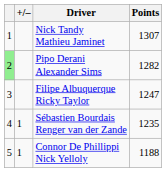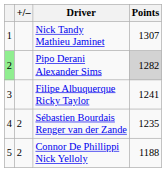(149, 65) no background -> (149, 65) lightgrey background
(149, 94) 1247 -> (149, 94) 1241
(19, 124) 1 -> (19, 124) 2
(19, 153) 1 -> (19, 153) 2
